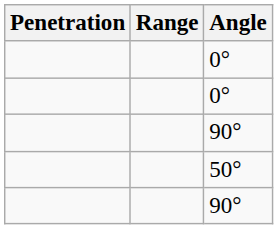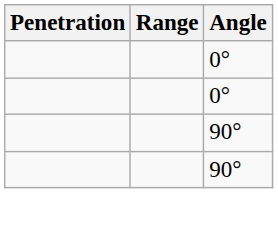- row: (68, 169)
